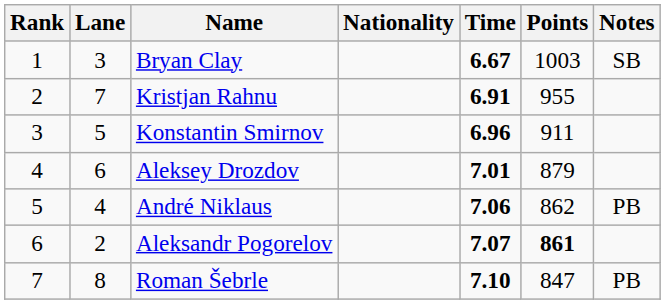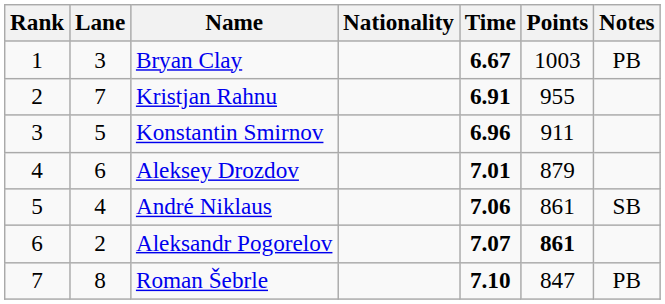(627, 59) SB -> (627, 59) PB
(557, 206) 862 -> (557, 206) 861
(627, 206) PB -> (627, 206) SB
